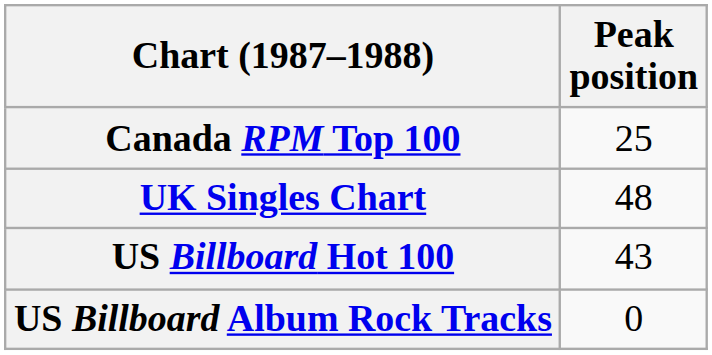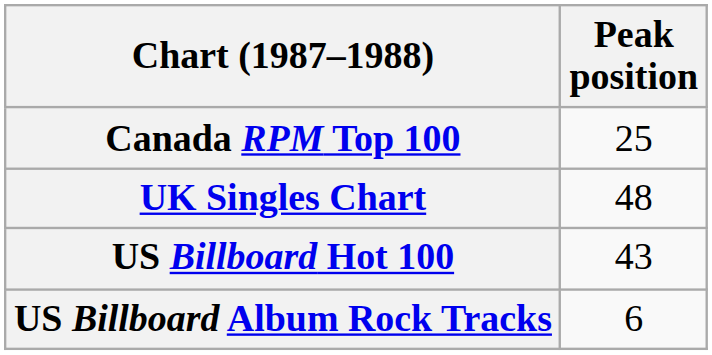(634, 317) 0 -> (634, 317) 6
